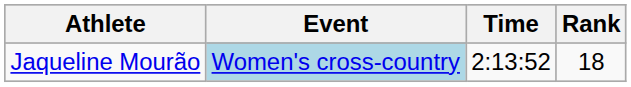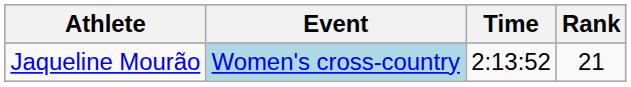(591, 62) 18 -> (591, 62) 21
